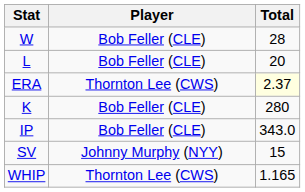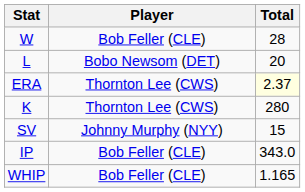(152, 61) Bob Feller (CLE) -> (152, 61) Bobo Newsom (DET)
(152, 107) Bob Feller (CLE) -> (152, 107) Thornton Lee (CWS)
rows swapped: (27, 130) <-> (27, 152)
(152, 175) Thornton Lee (CWS) -> (152, 175) Bob Feller (CLE)
